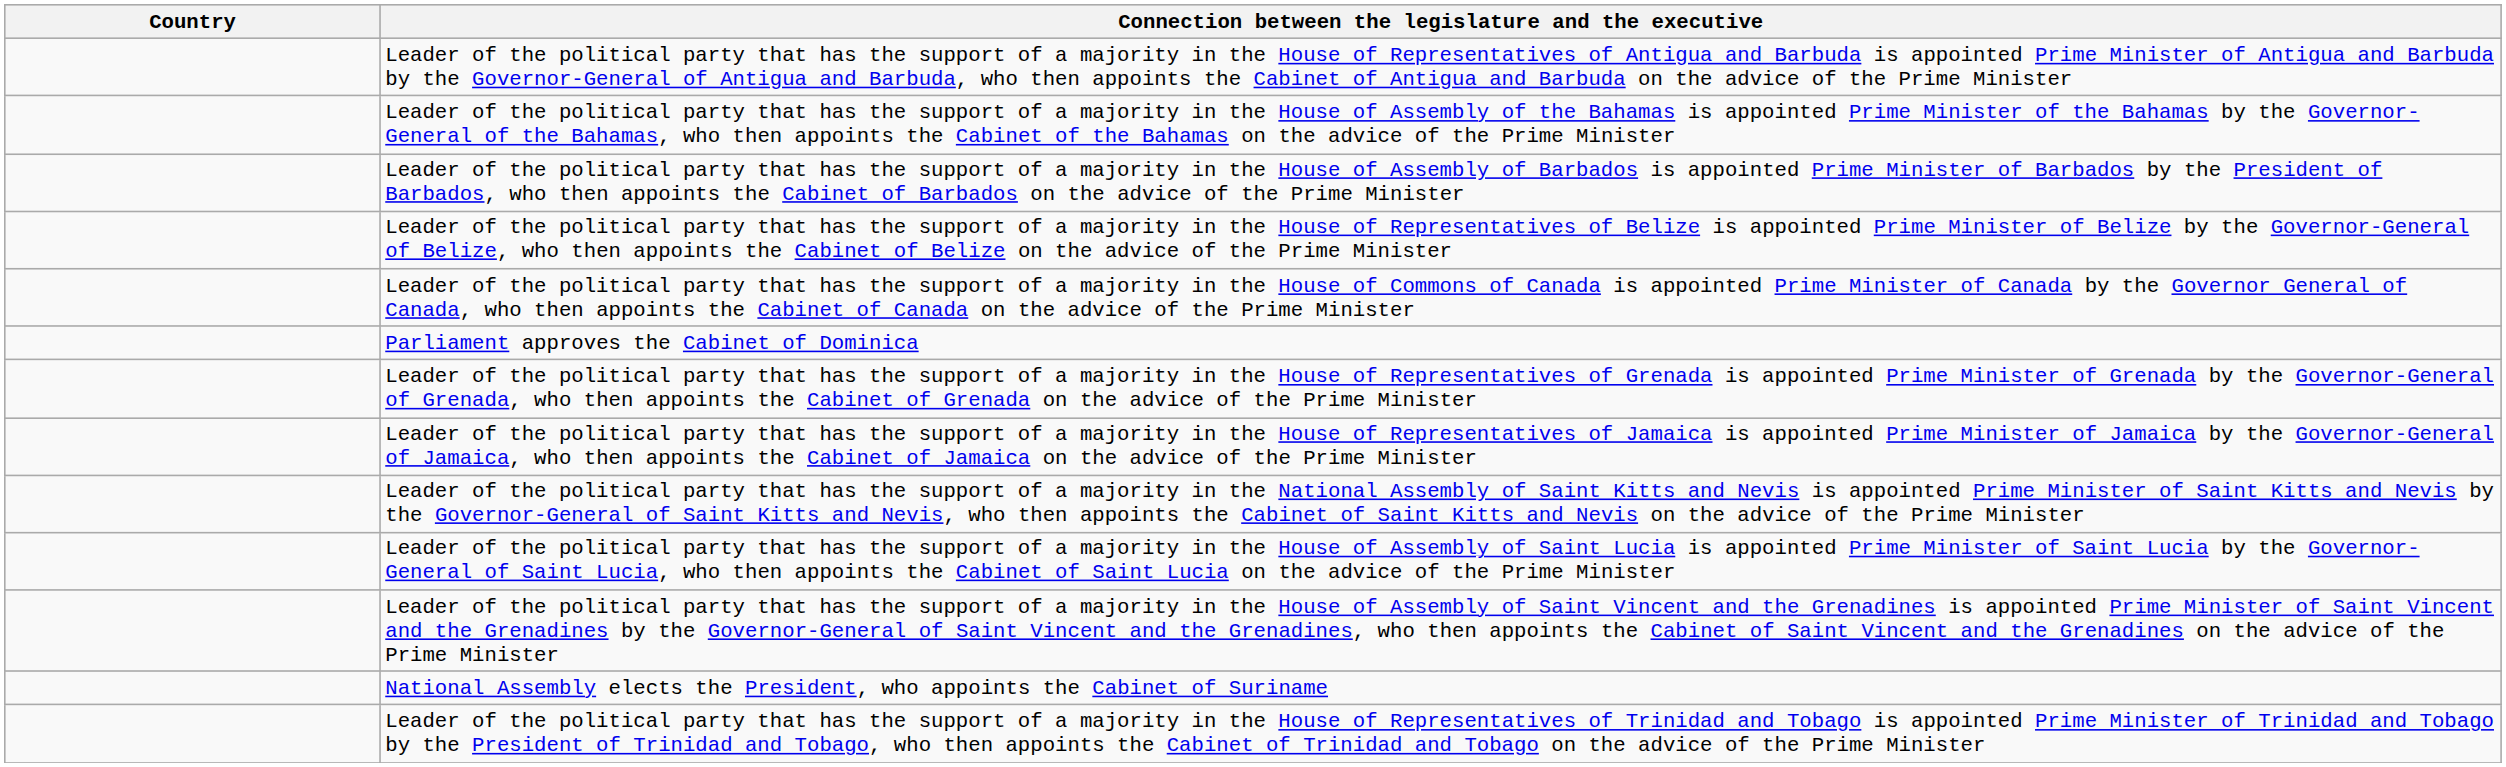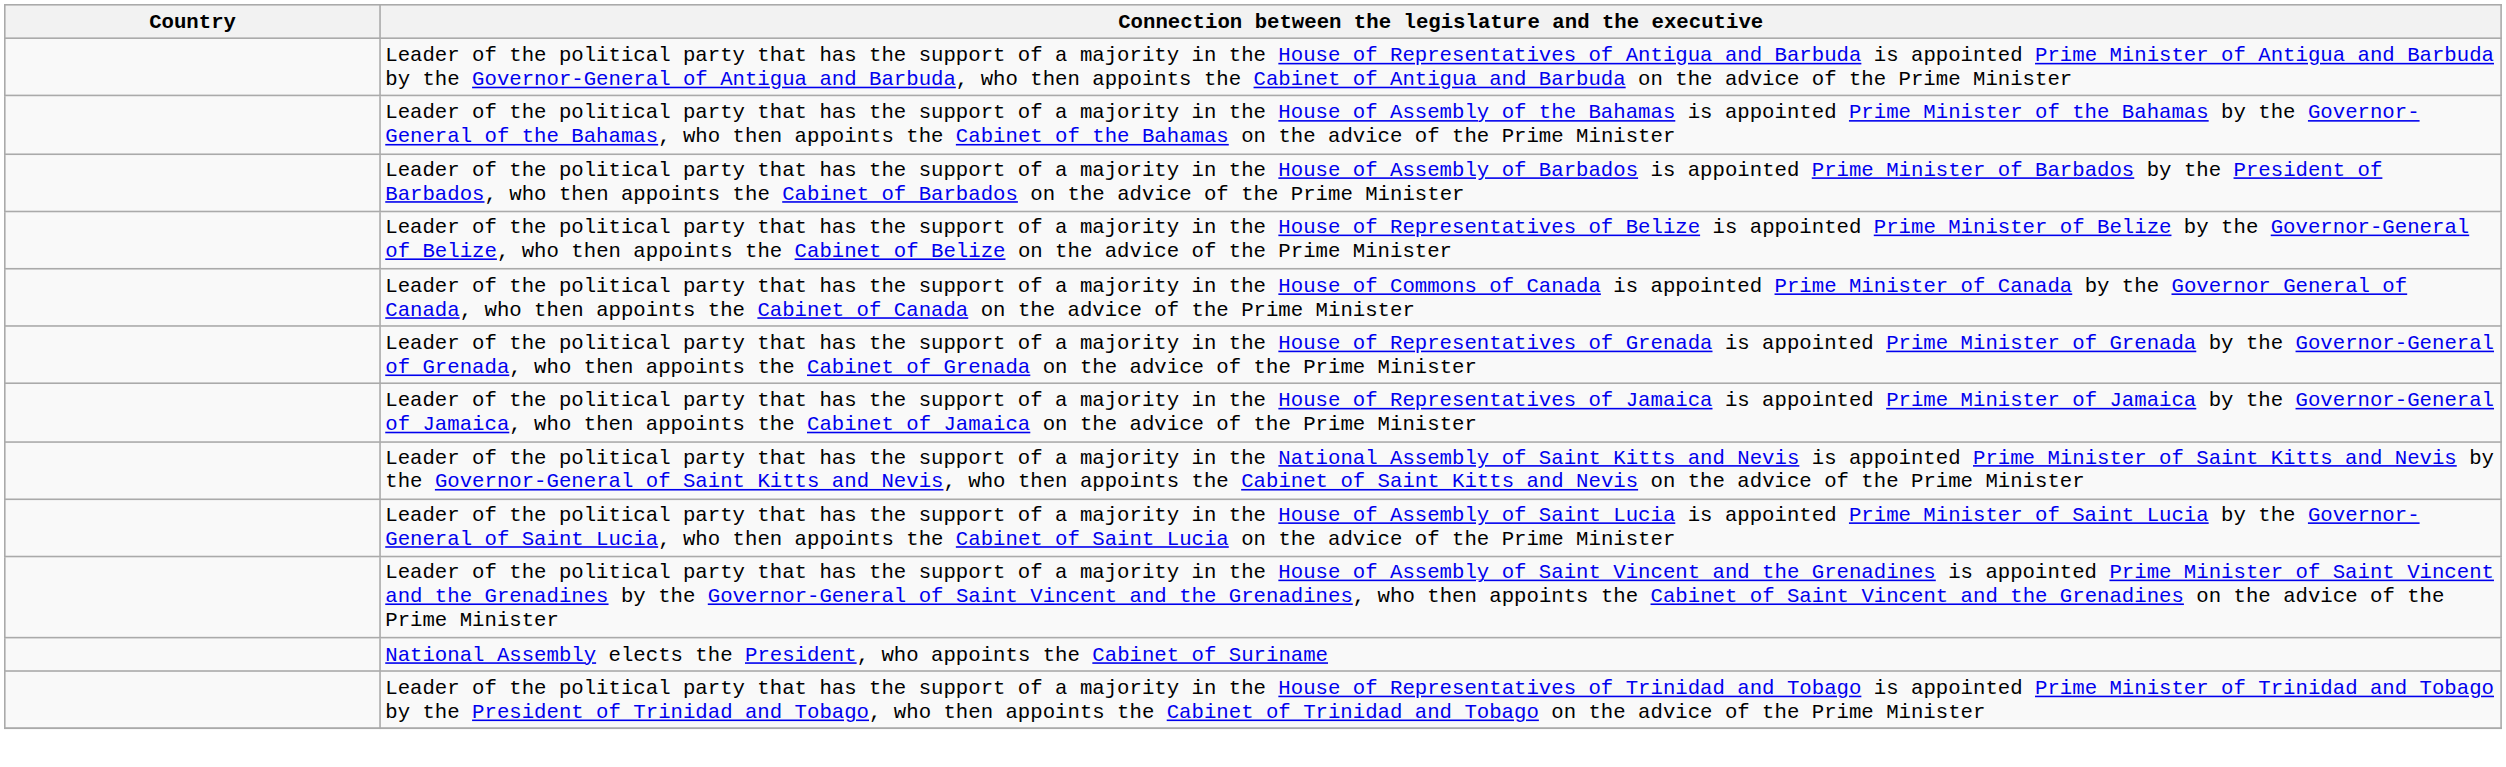- row: (652, 343)
